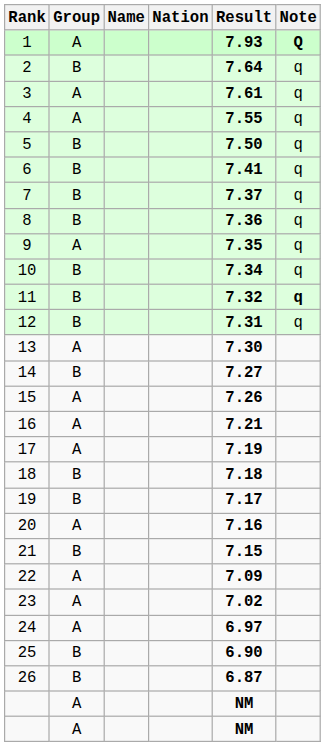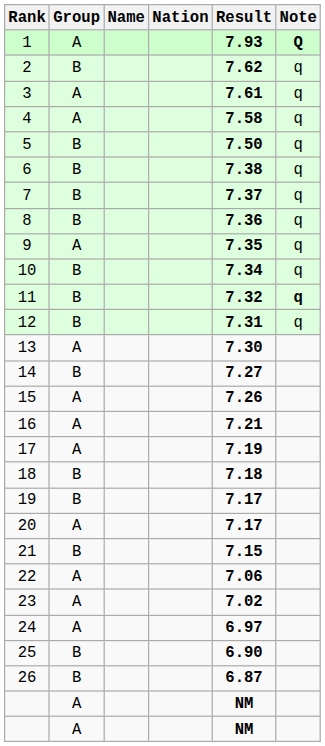(244, 68) 7.64 -> (244, 68) 7.62
(244, 119) 7.55 -> (244, 119) 7.58
(244, 170) 7.41 -> (244, 170) 7.38
(244, 526) 7.16 -> (244, 526) 7.17
(244, 577) 7.09 -> (244, 577) 7.06
